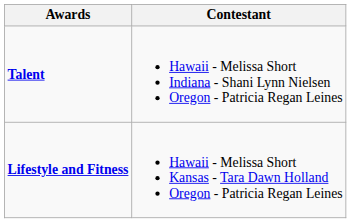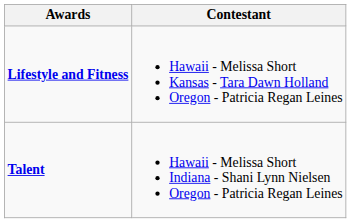rows swapped: (68, 169) <-> (26, 74)
